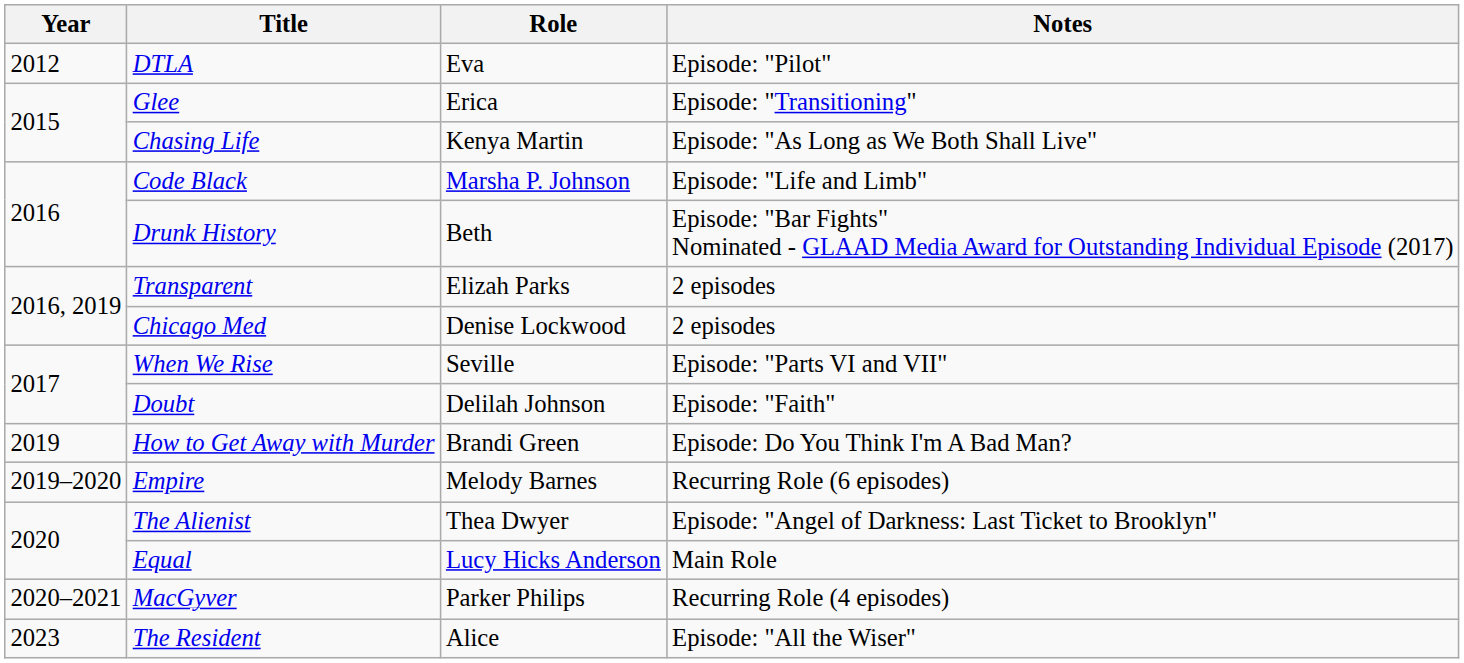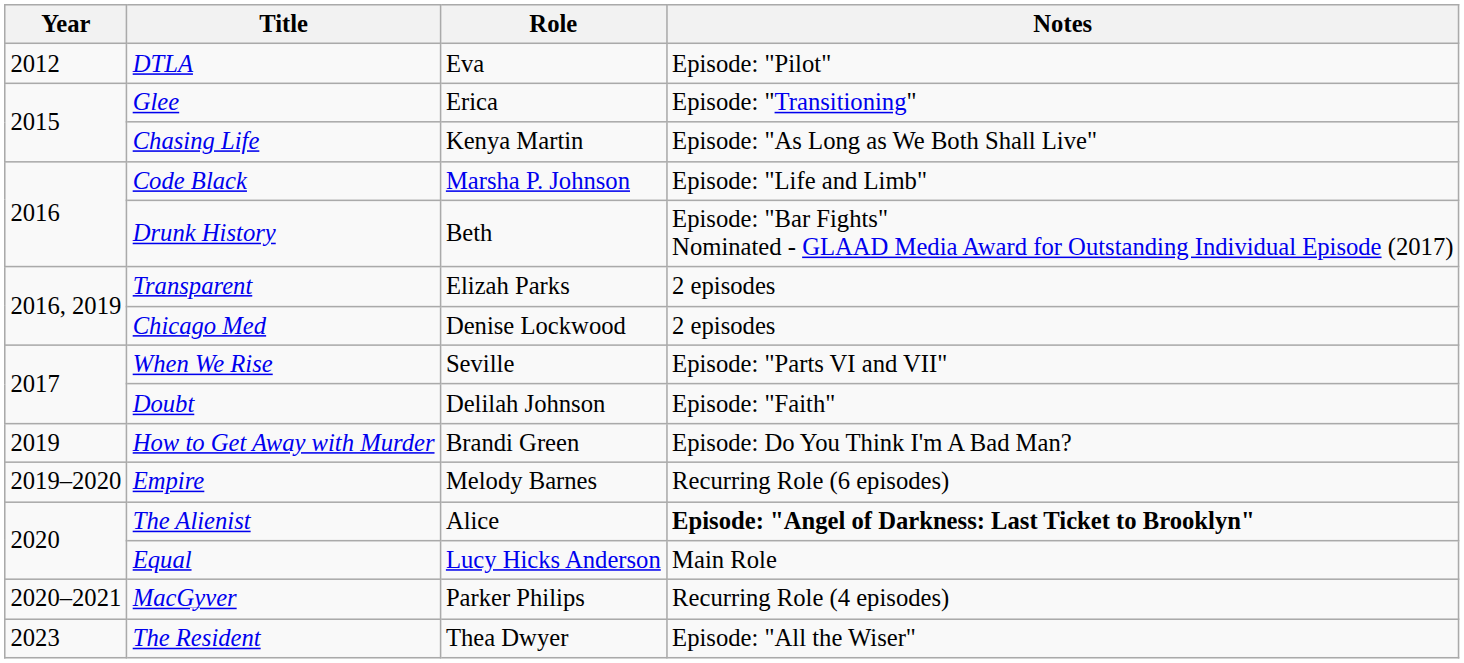(507, 520) Thea Dwyer -> (473, 520) Alice
(945, 520) normal -> (963, 520) bold
(473, 637) Alice -> (507, 637) Thea Dwyer
